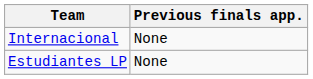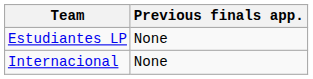rows swapped: (67, 62) <-> (63, 39)
